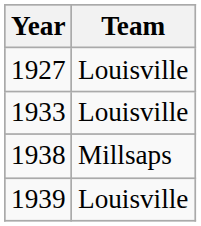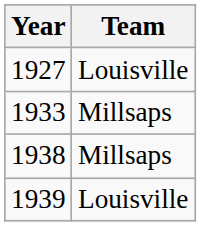(133, 112) Louisville -> (125, 112) Millsaps
